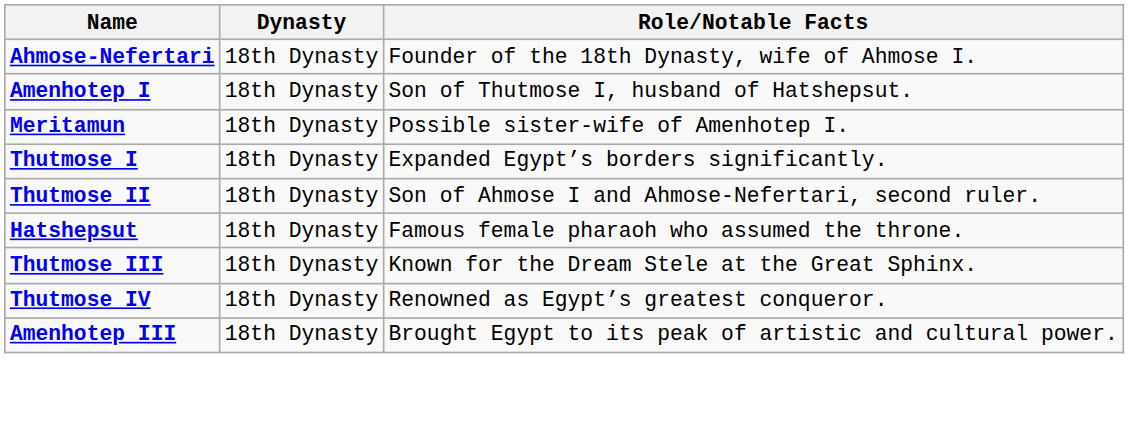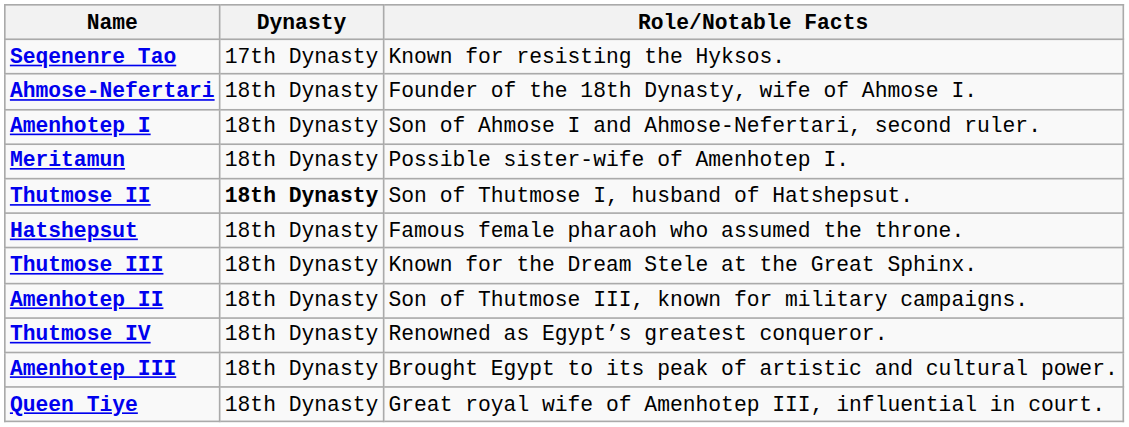+ row: (93, 57)
(651, 92) Son of Thutmose I, husband of Hatshepsut. -> (715, 126) Son of Ahmose I and Ahmose-Nefertari, second ruler.
- row: (74, 161)
(302, 196) normal -> (302, 196) bold
(715, 196) Son of Ahmose I and Ahmose-Nefertari, second ruler. -> (651, 196) Son of Thutmose I, husband of Hatshepsut.
+ row: (87, 300)
+ row: (74, 404)
